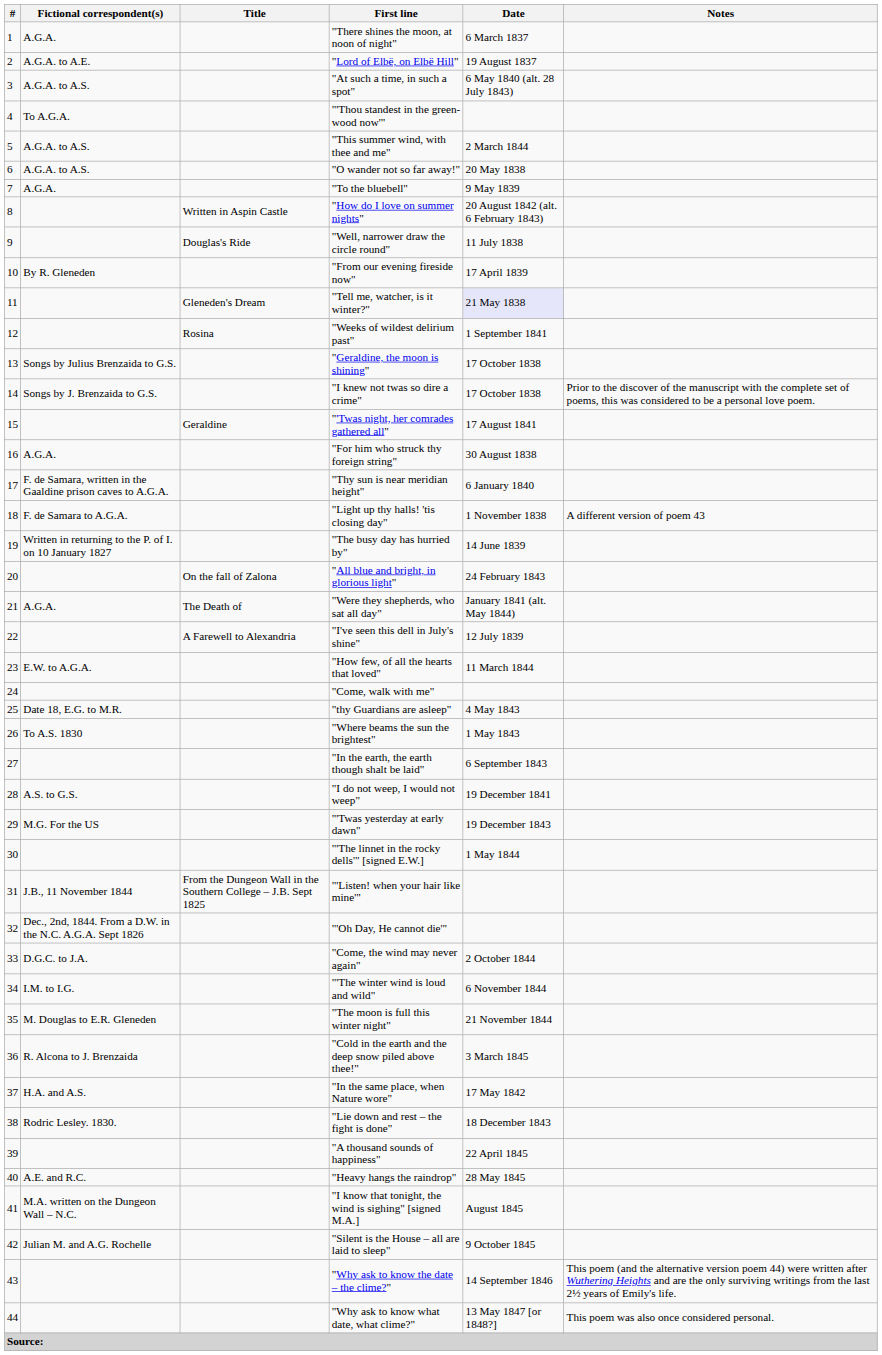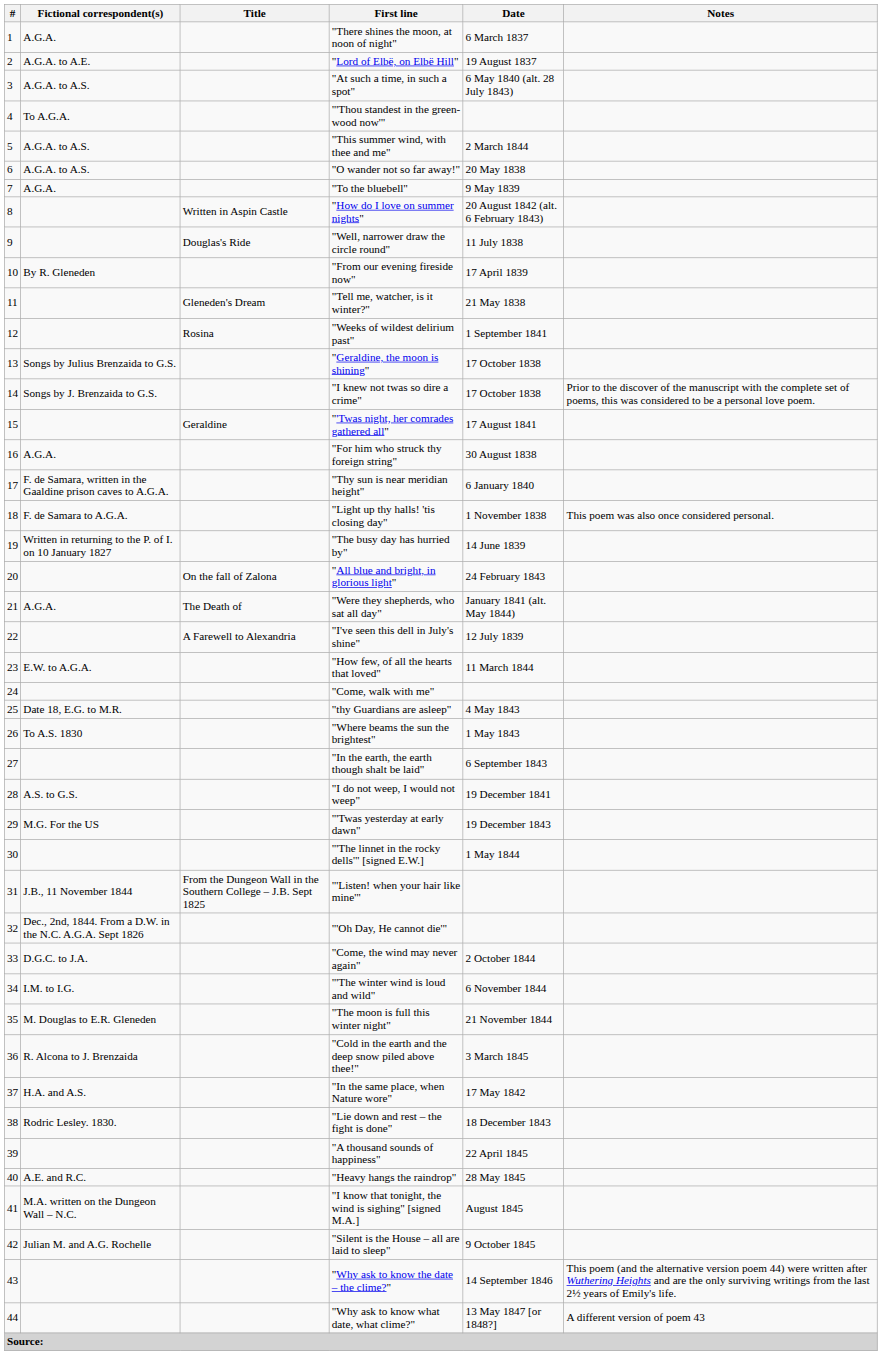(495, 303) lavender background -> (495, 303) no background
(636, 515) A different version of poem 43 -> (670, 515) This poem was also once considered personal.
(670, 1317) This poem was also once considered personal. -> (636, 1317) A different version of poem 43
